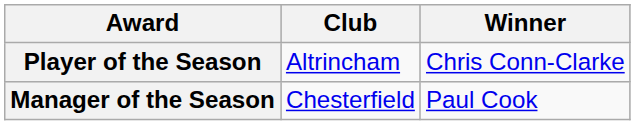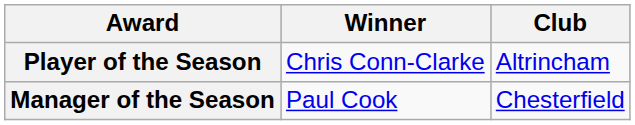columns swapped: (525, 23) <-> (350, 23)
